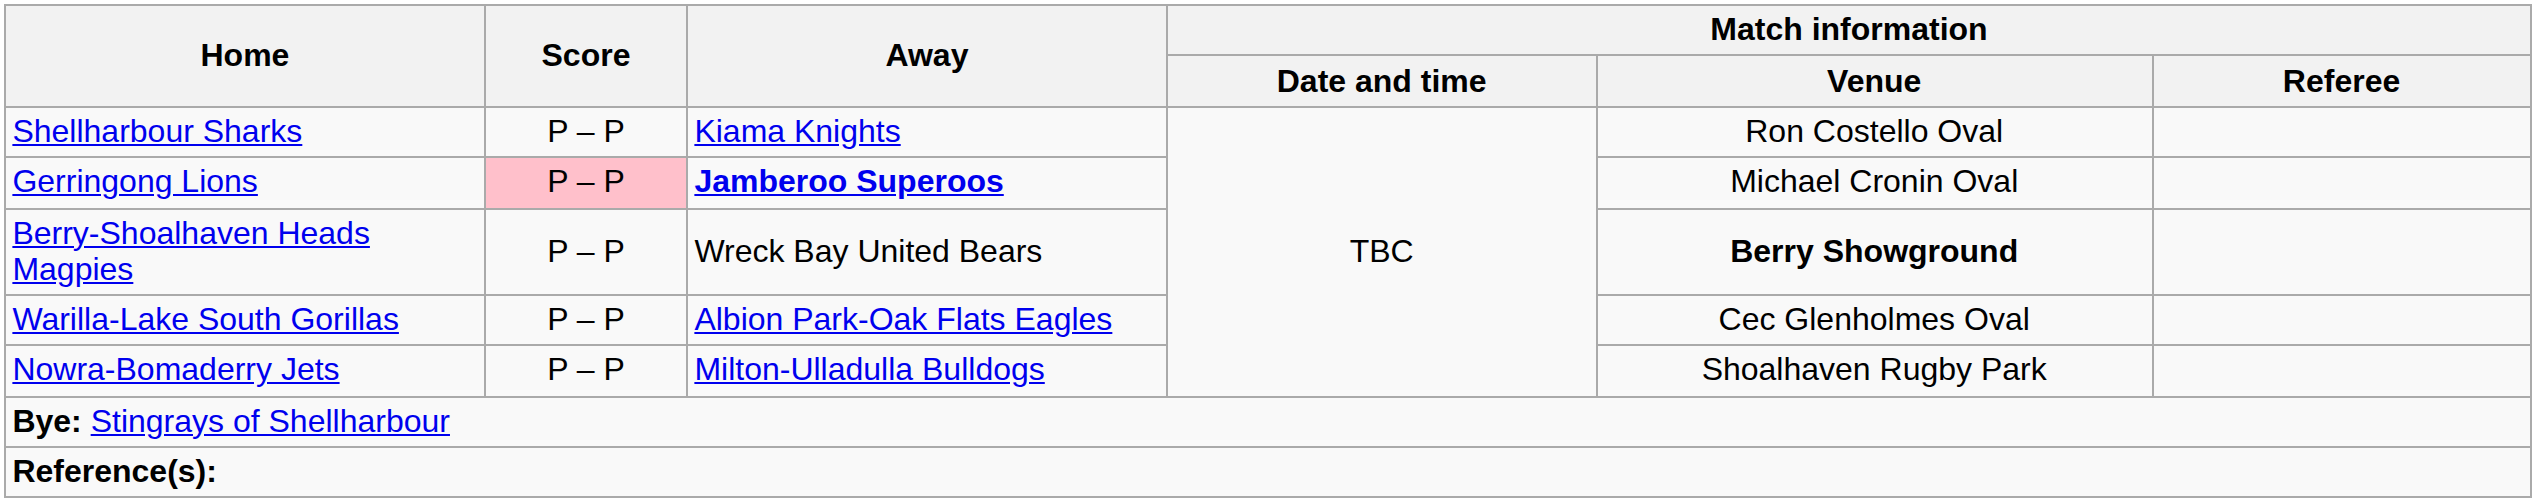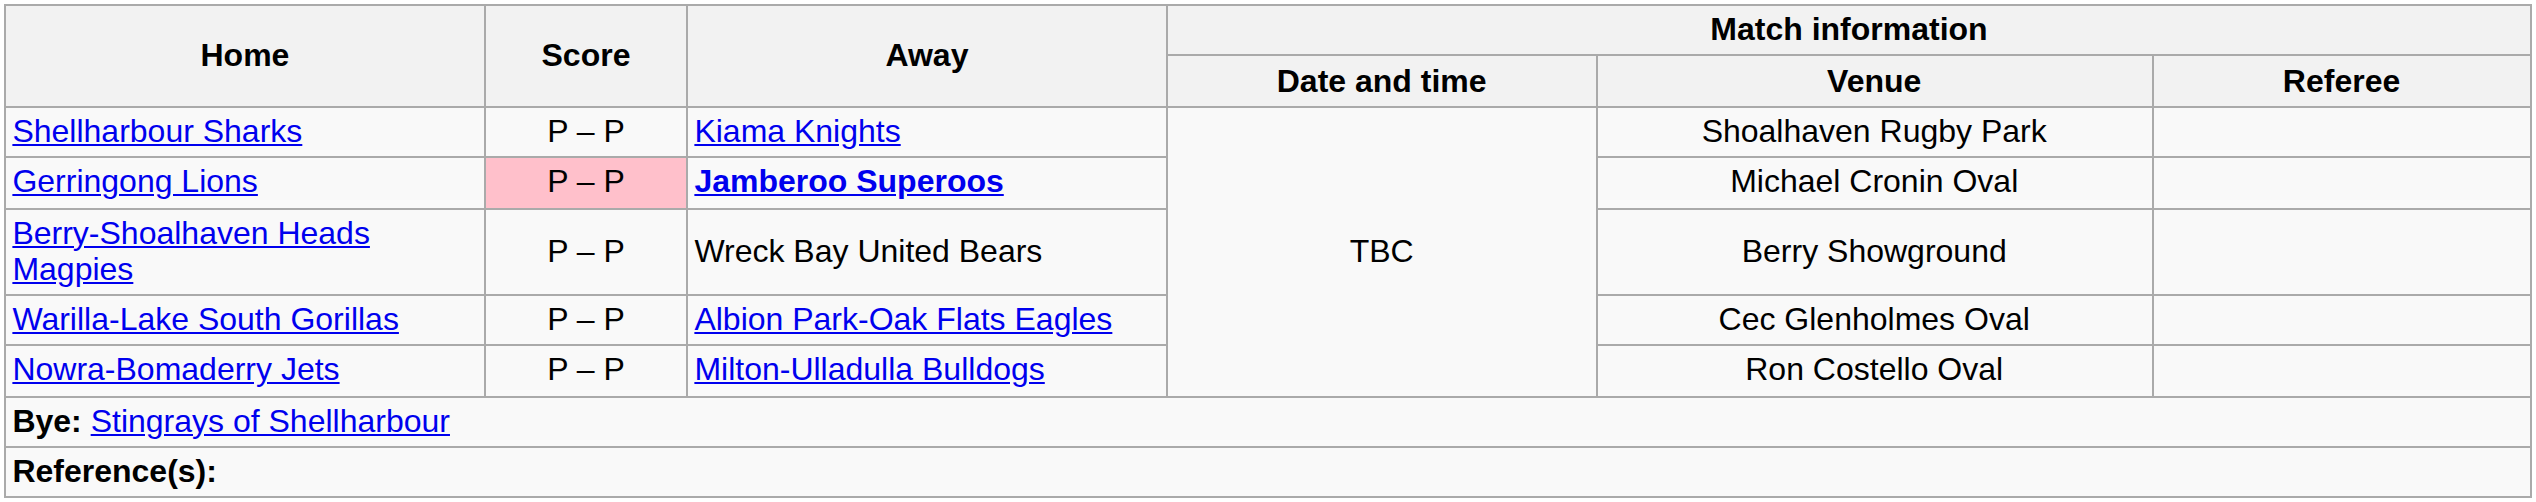(1874, 131) Ron Costello Oval -> (1874, 131) Shoalhaven Rugby Park
(1874, 250) bold -> (1874, 250) normal
(1874, 370) Shoalhaven Rugby Park -> (1874, 370) Ron Costello Oval
